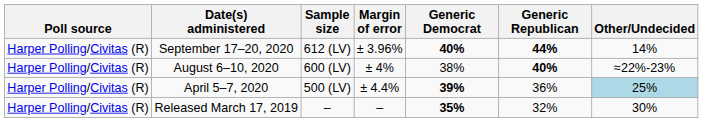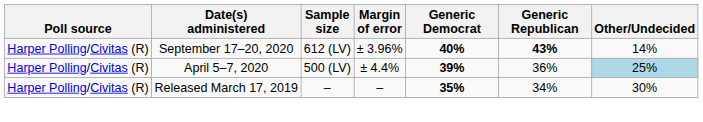(545, 48) 44% -> (545, 48) 43%
- row: (226, 68)
(545, 108) 32% -> (545, 88) 34%
